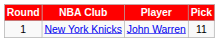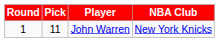columns swapped: (201, 12) <-> (83, 12)
